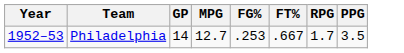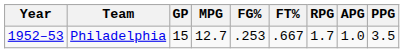+ column: (353, 16)
(181, 37) 14 -> (181, 37) 15
